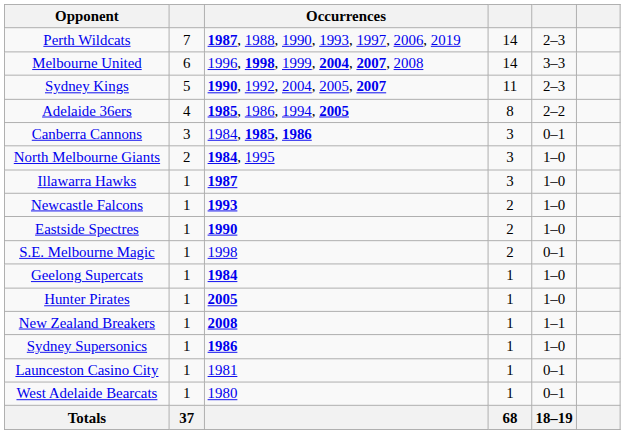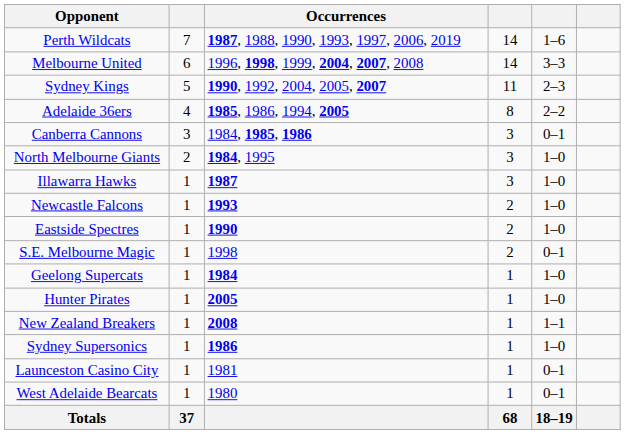(554, 39) 2–3 -> (554, 39) 1–6
